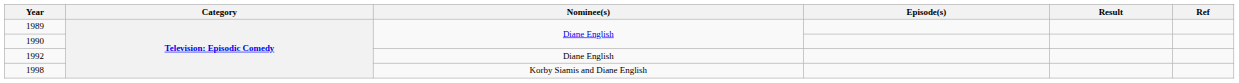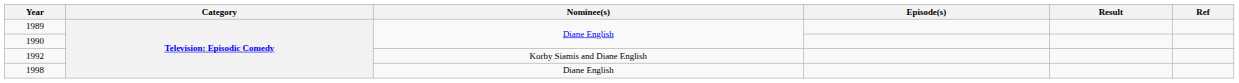(588, 56) Diane English -> (588, 56) Korby Siamis and Diane English
(588, 71) Korby Siamis and Diane English -> (588, 71) Diane English
